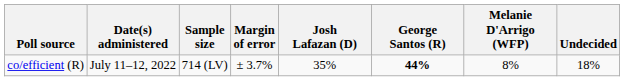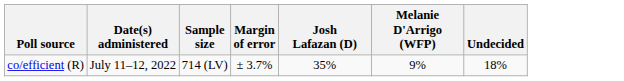- column: (418, 37)
(510, 65) 8% -> (418, 65) 9%
